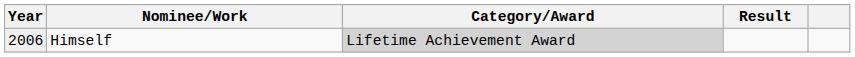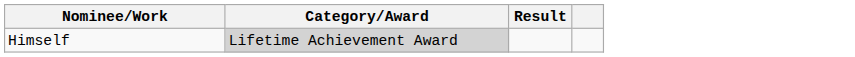- column: (26, 17)
